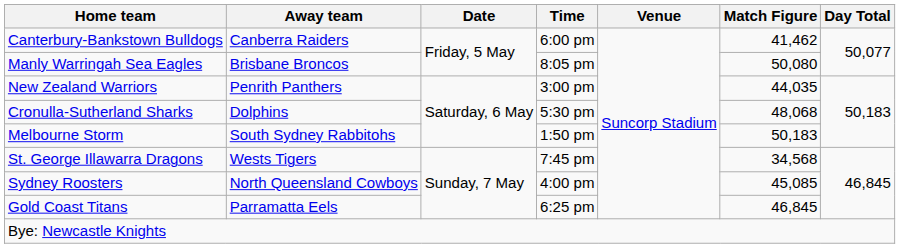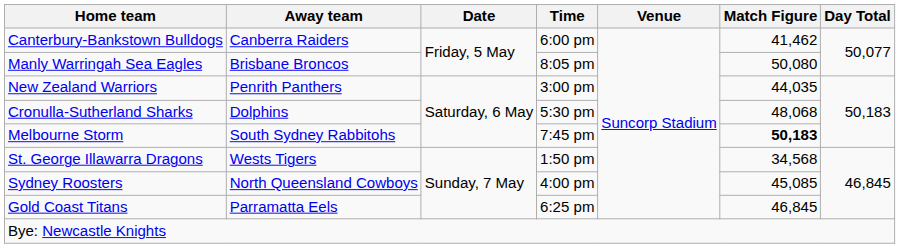(567, 135) 1:50 pm -> (567, 135) 7:45 pm
(794, 135) normal -> (794, 135) bold
(567, 159) 7:45 pm -> (567, 159) 1:50 pm
